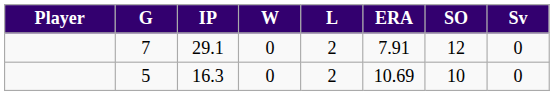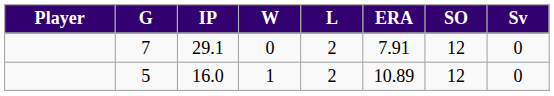(208, 76) 16.3 -> (208, 76) 16.0
(270, 76) 0 -> (270, 76) 1
(394, 76) 10.69 -> (394, 76) 10.89
(456, 76) 10 -> (456, 76) 12
